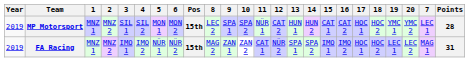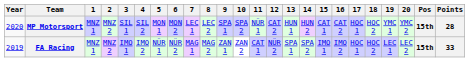columns swapped: (427, 10) <-> (194, 10)
(15, 27) 2019 -> (15, 27) 2020
(450, 47) 31 -> (450, 47) 33
